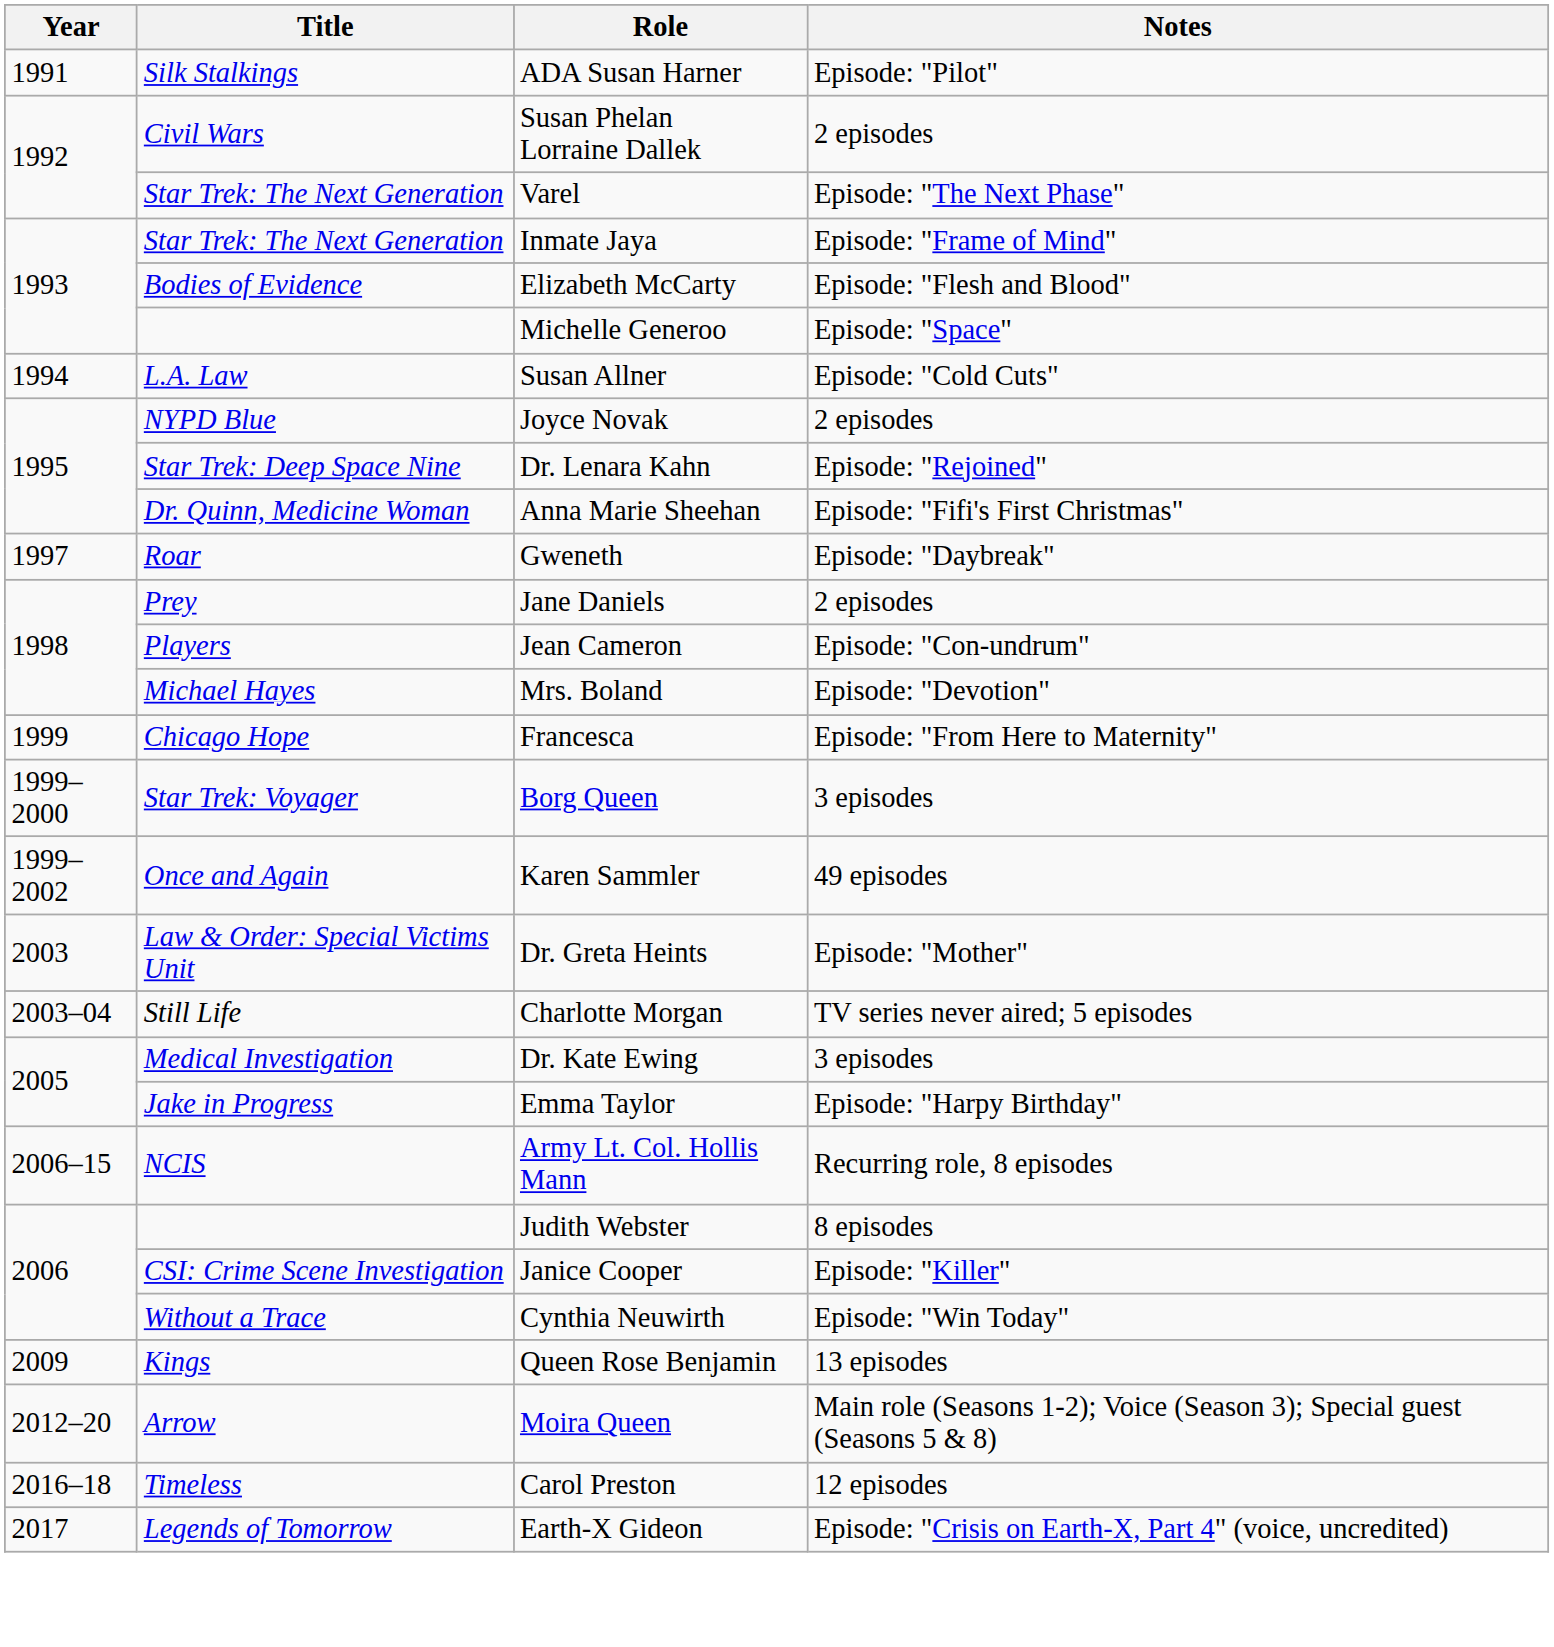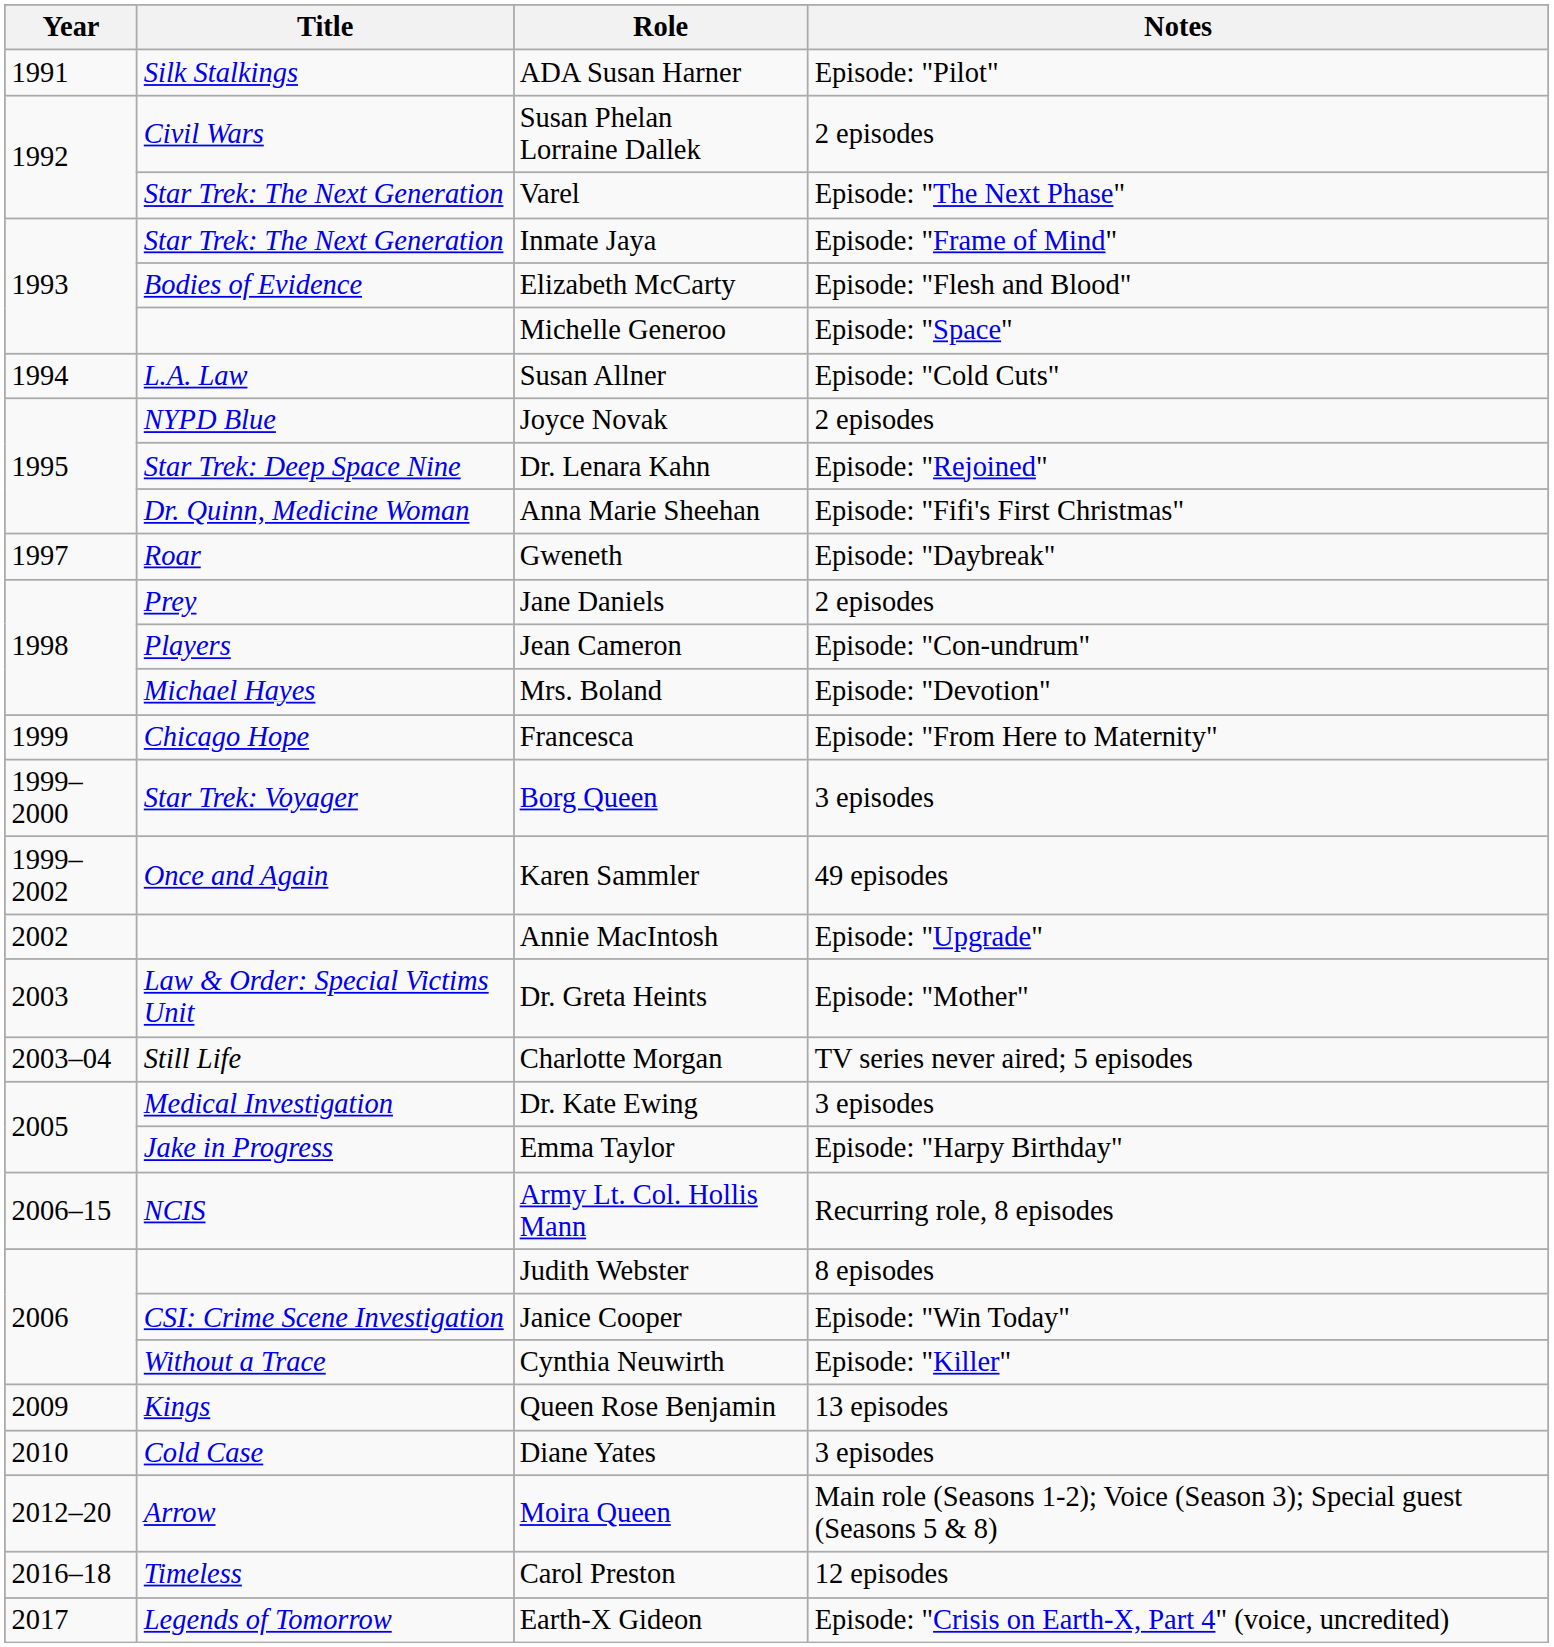+ row: (619, 936)
(912, 1271) Episode: "Killer" -> (942, 1316) Episode: "Win Today"
(942, 1316) Episode: "Win Today" -> (913, 1361) Episode: "Killer"
+ row: (588, 1451)
